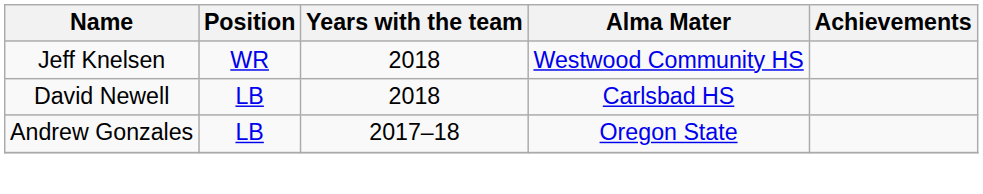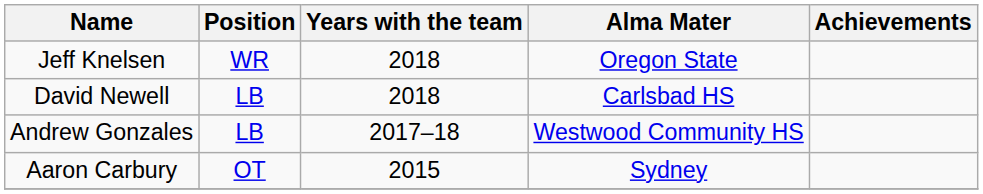(669, 59) Westwood Community HS -> (669, 59) Oregon State
(669, 133) Oregon State -> (669, 133) Westwood Community HS
+ row: (102, 170)
